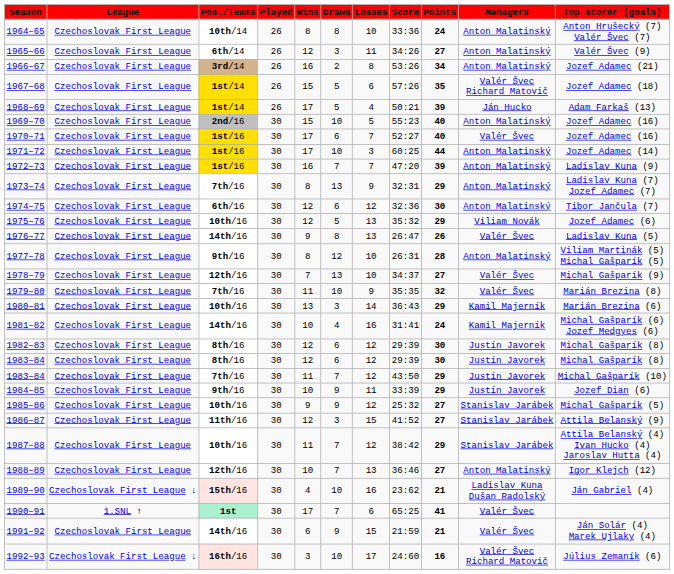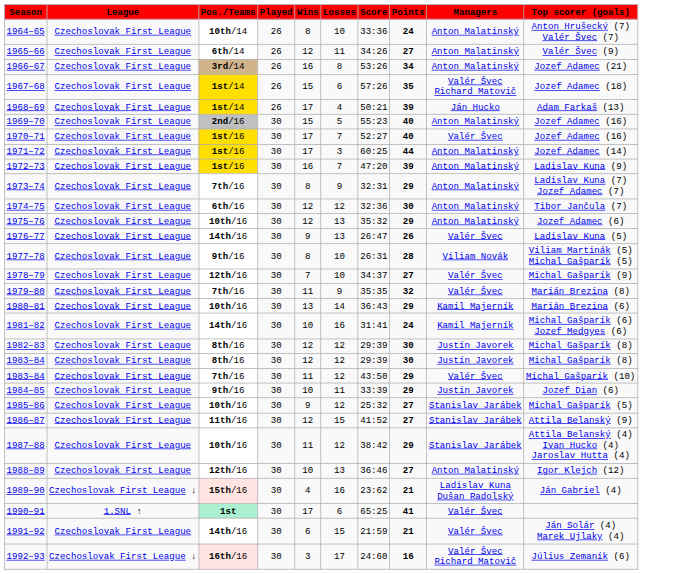- column: (337, 12)
(507, 221) Viliam Novák -> (475, 221) Anton Malatinský
(507, 256) Anton Malatinský -> (475, 256) Viliam Novák
(507, 376) Justín Javorek -> (475, 376) Valér Švec
